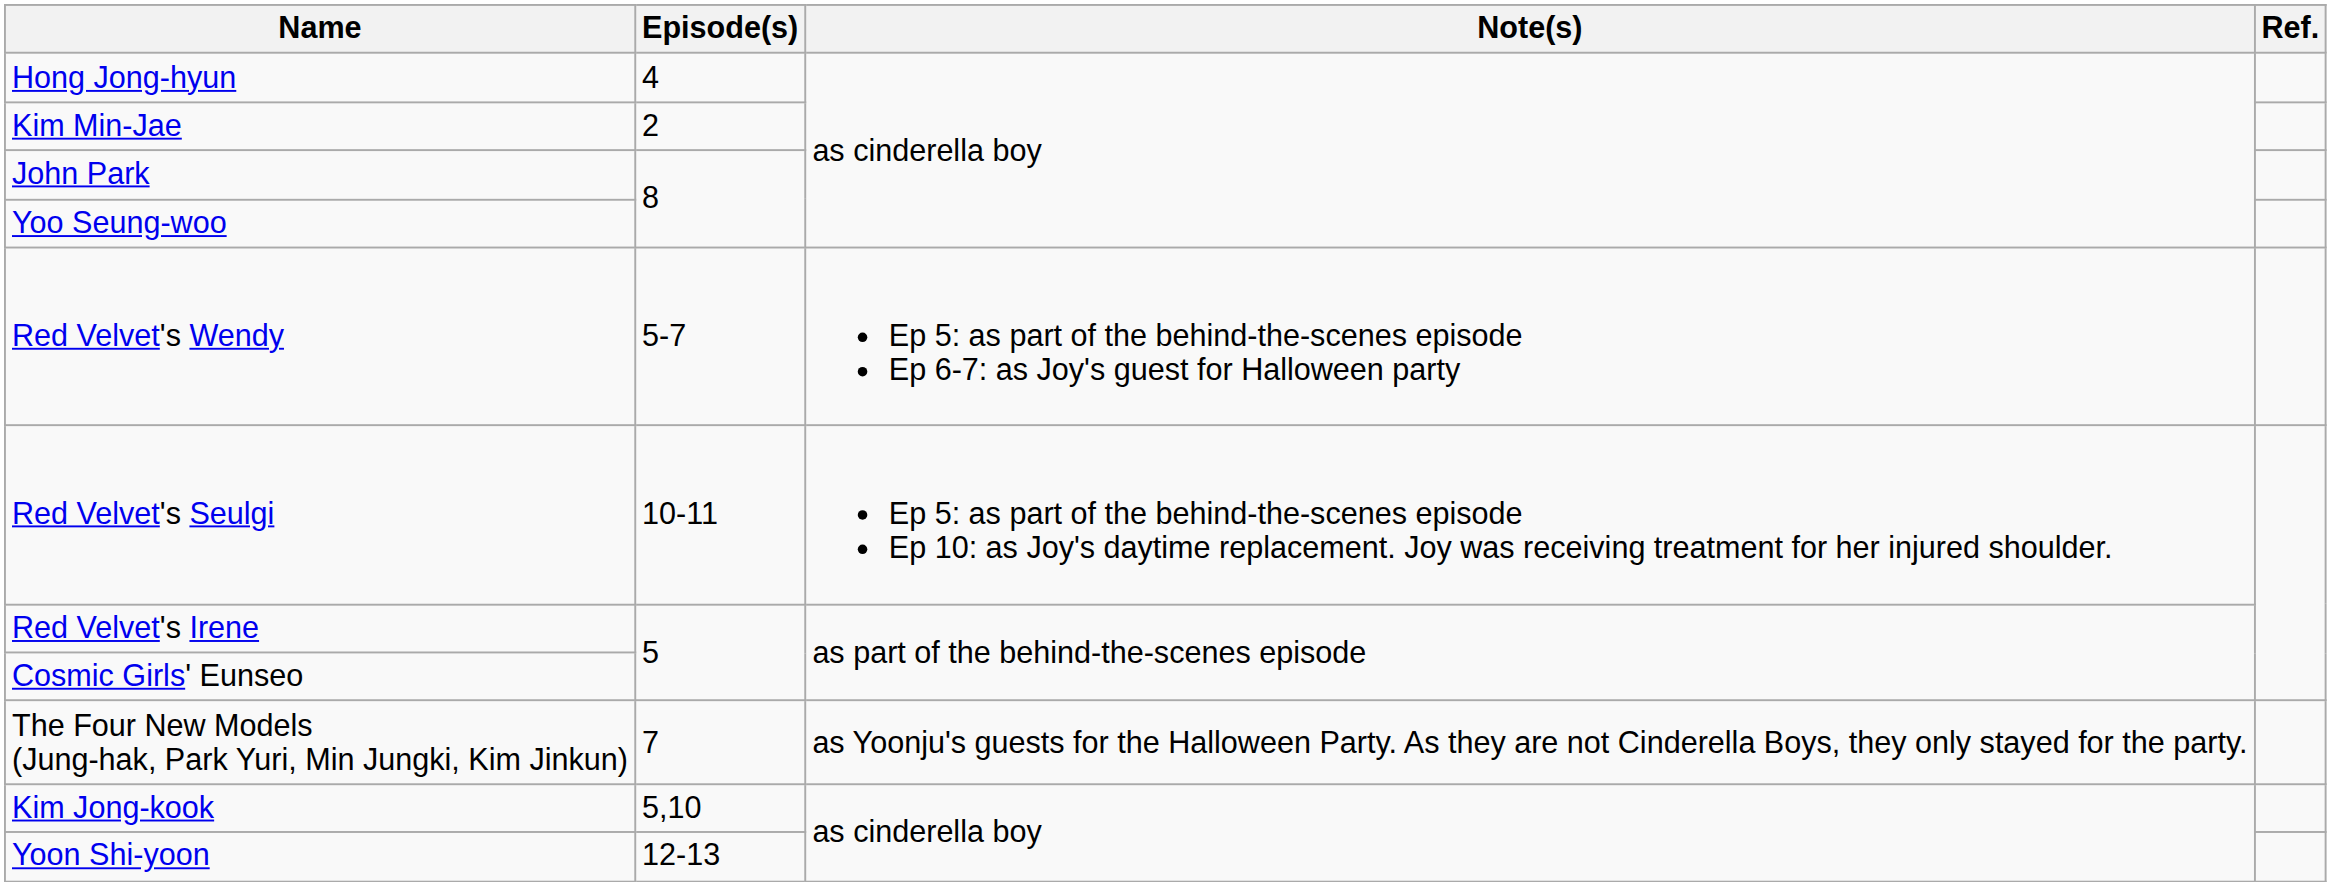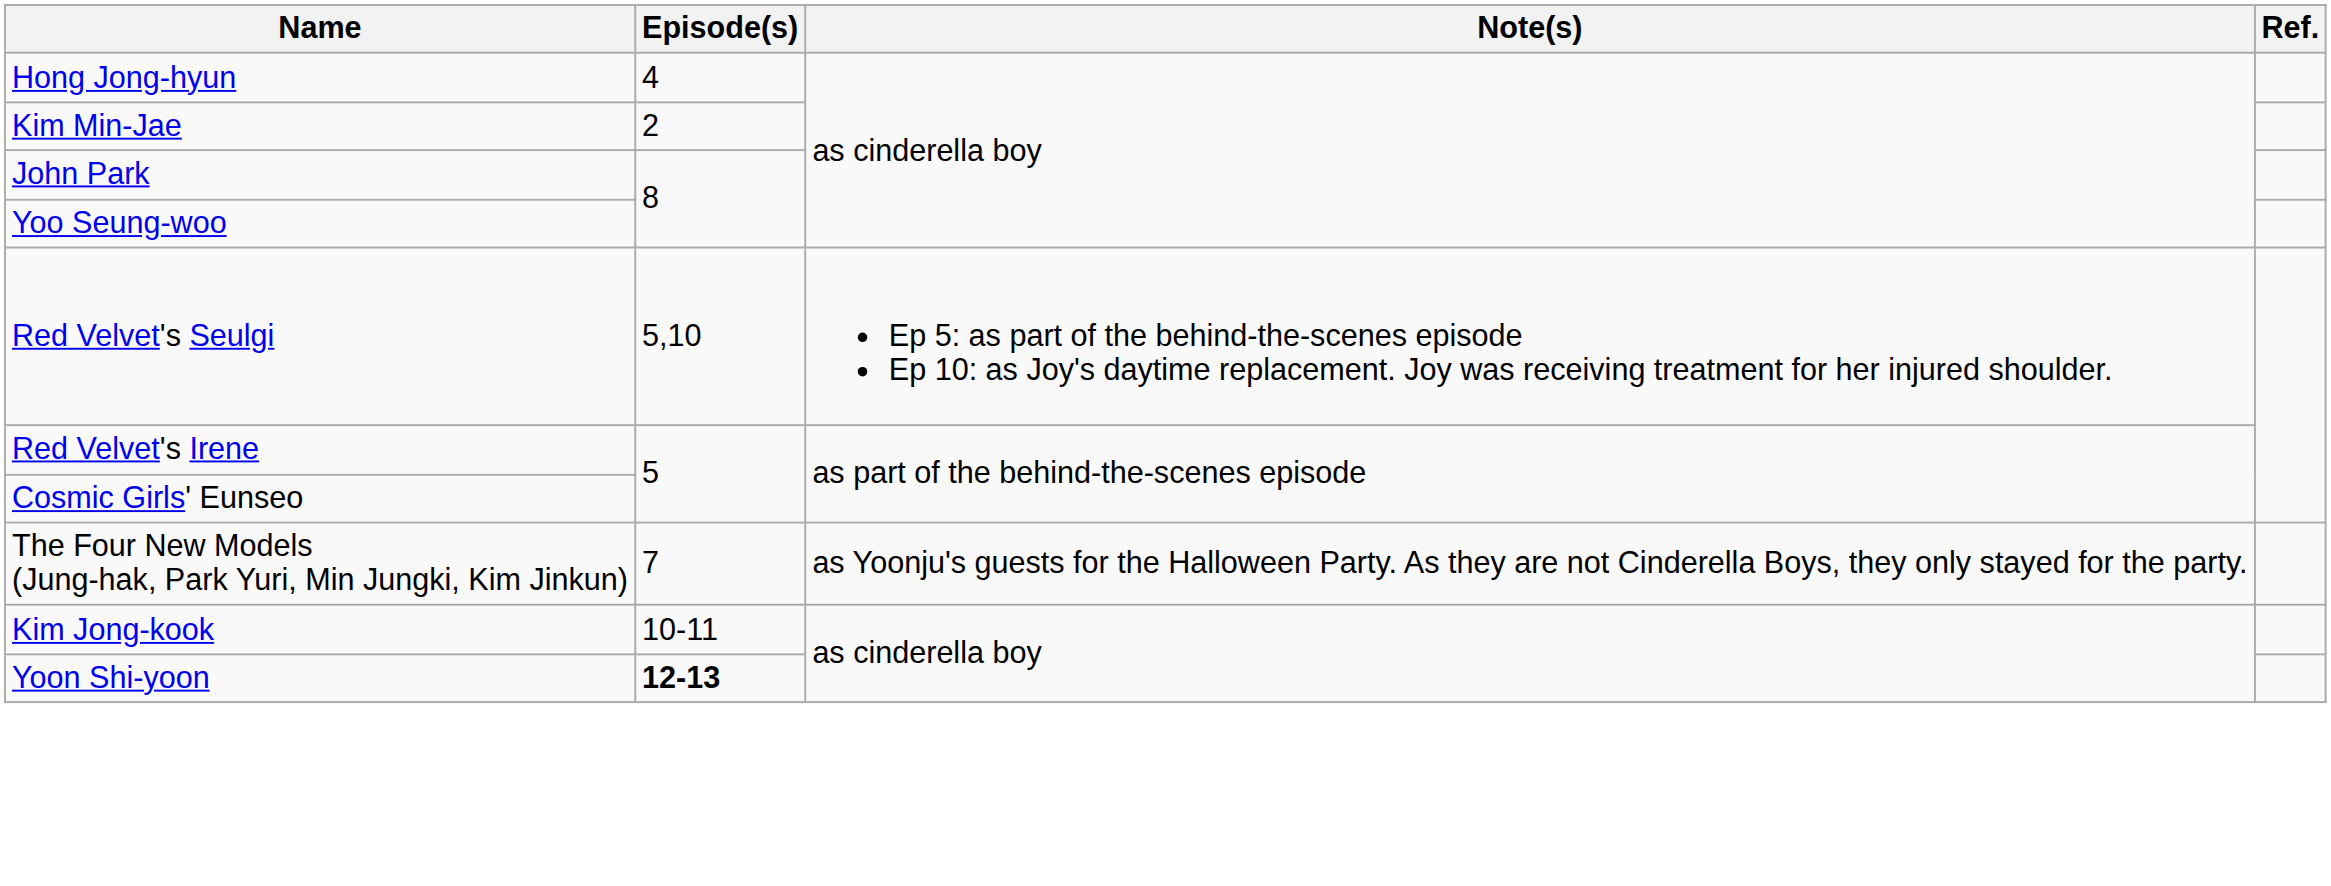- row: (148, 336)
(680, 514) 10-11 -> (672, 336) 5,10
(672, 807) 5,10 -> (680, 629) 10-11
(681, 856) normal -> (681, 677) bold
